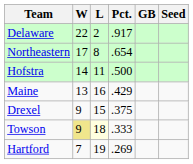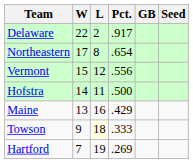+ row: (28, 71)
- row: (24, 110)
(79, 129) khaki background -> (79, 129) no background
